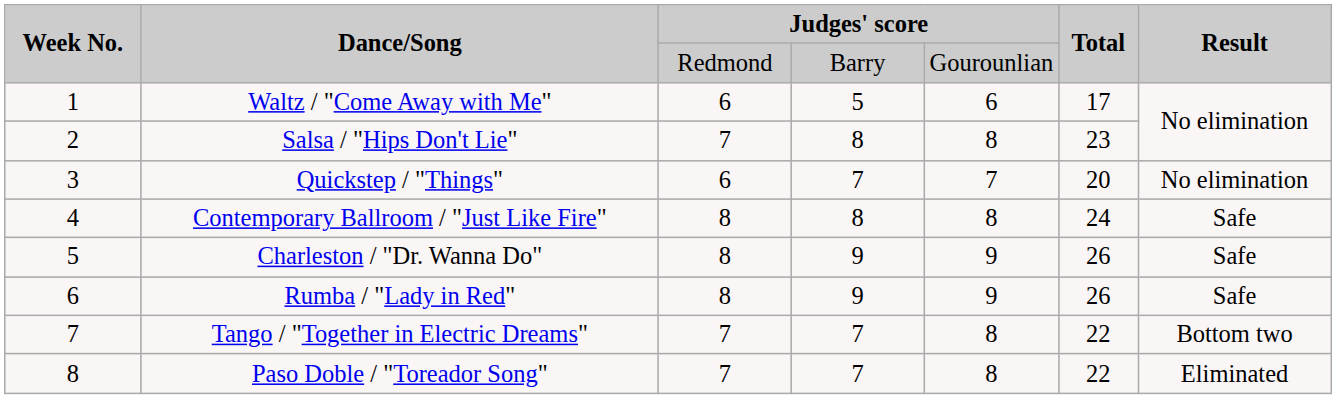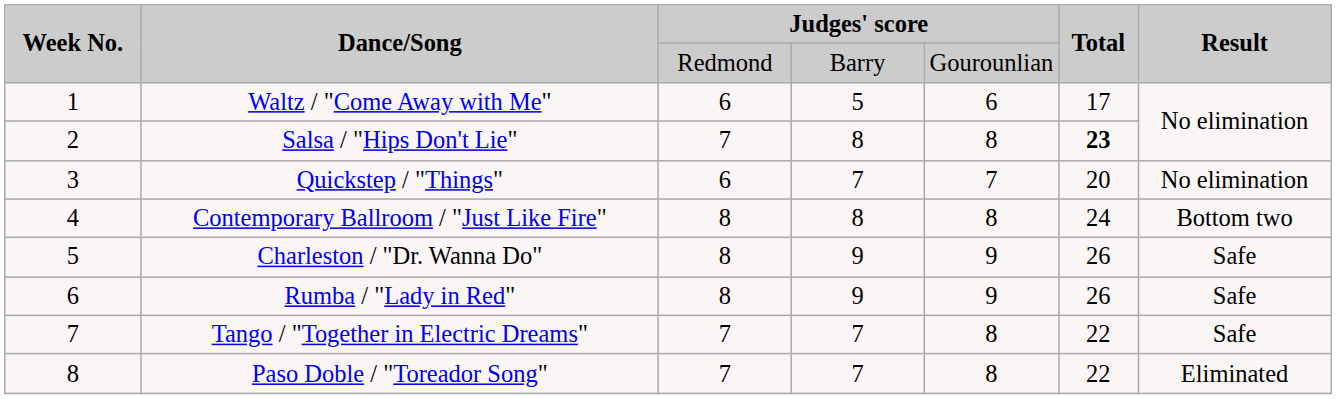(1098, 140) normal -> (1098, 140) bold
(1235, 218) Safe -> (1235, 218) Bottom two
(1235, 334) Bottom two -> (1235, 334) Safe
